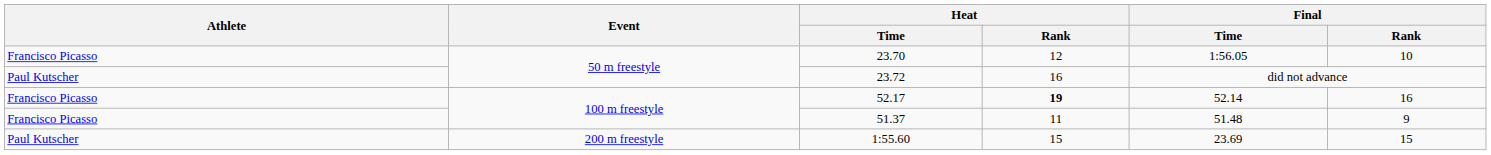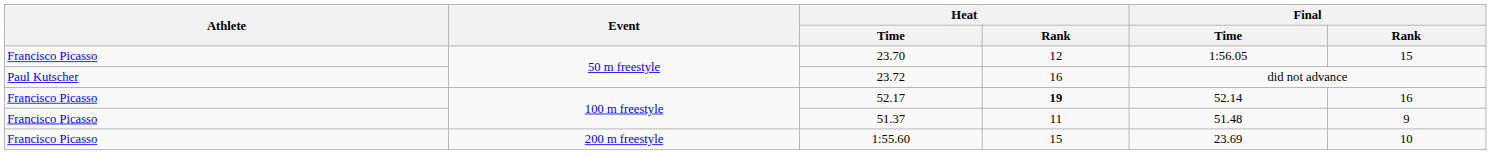(1406, 56) 10 -> (1406, 56) 15
(43, 139) Paul Kutscher -> (52, 139) Francisco Picasso
(1406, 139) 15 -> (1406, 139) 10
